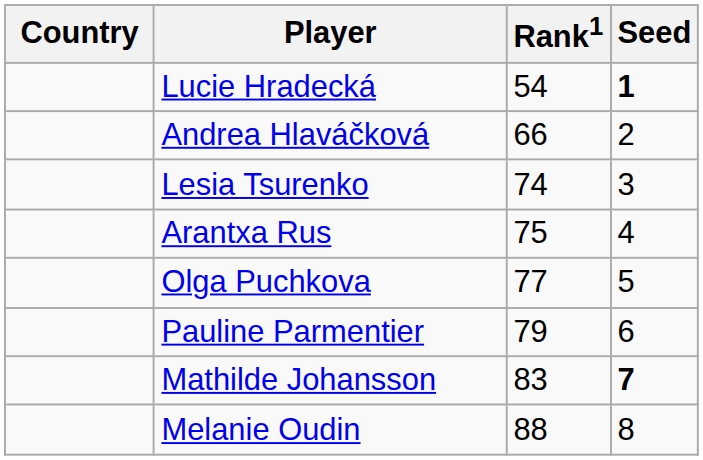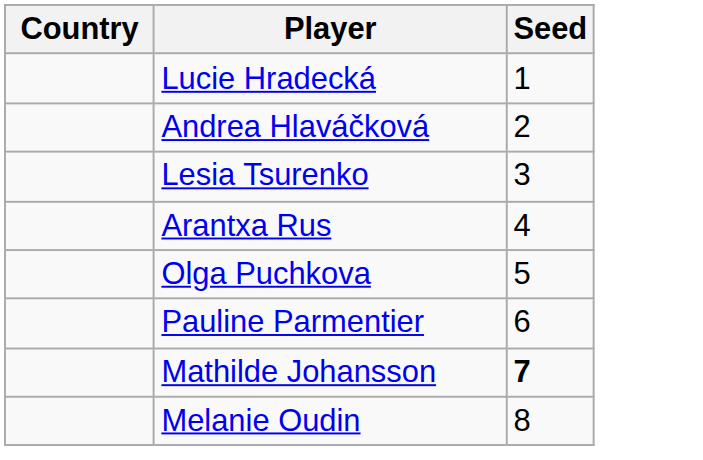- column: (558, 33)
(626, 86) bold -> (522, 77) normal
